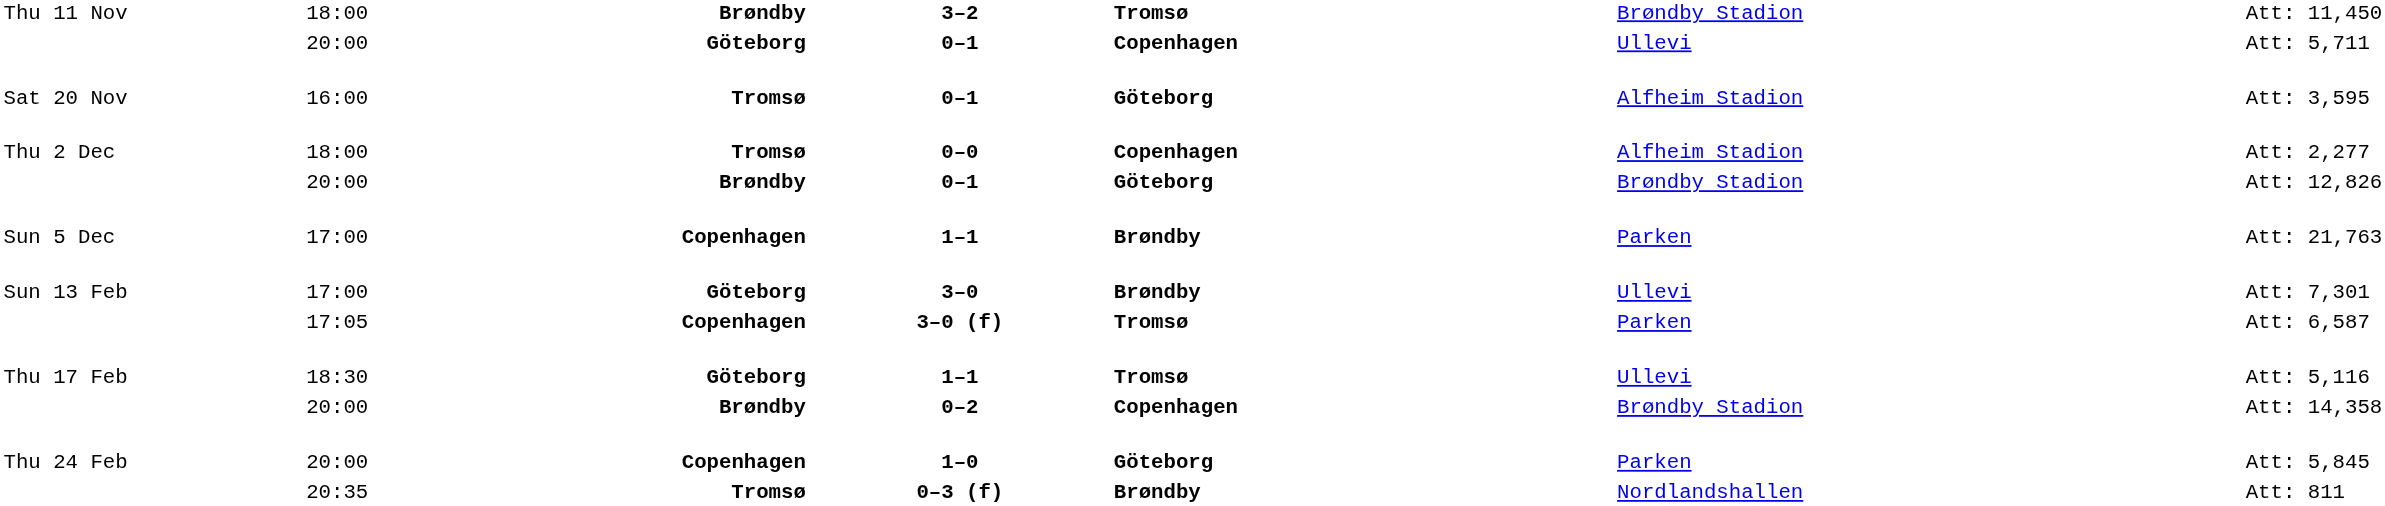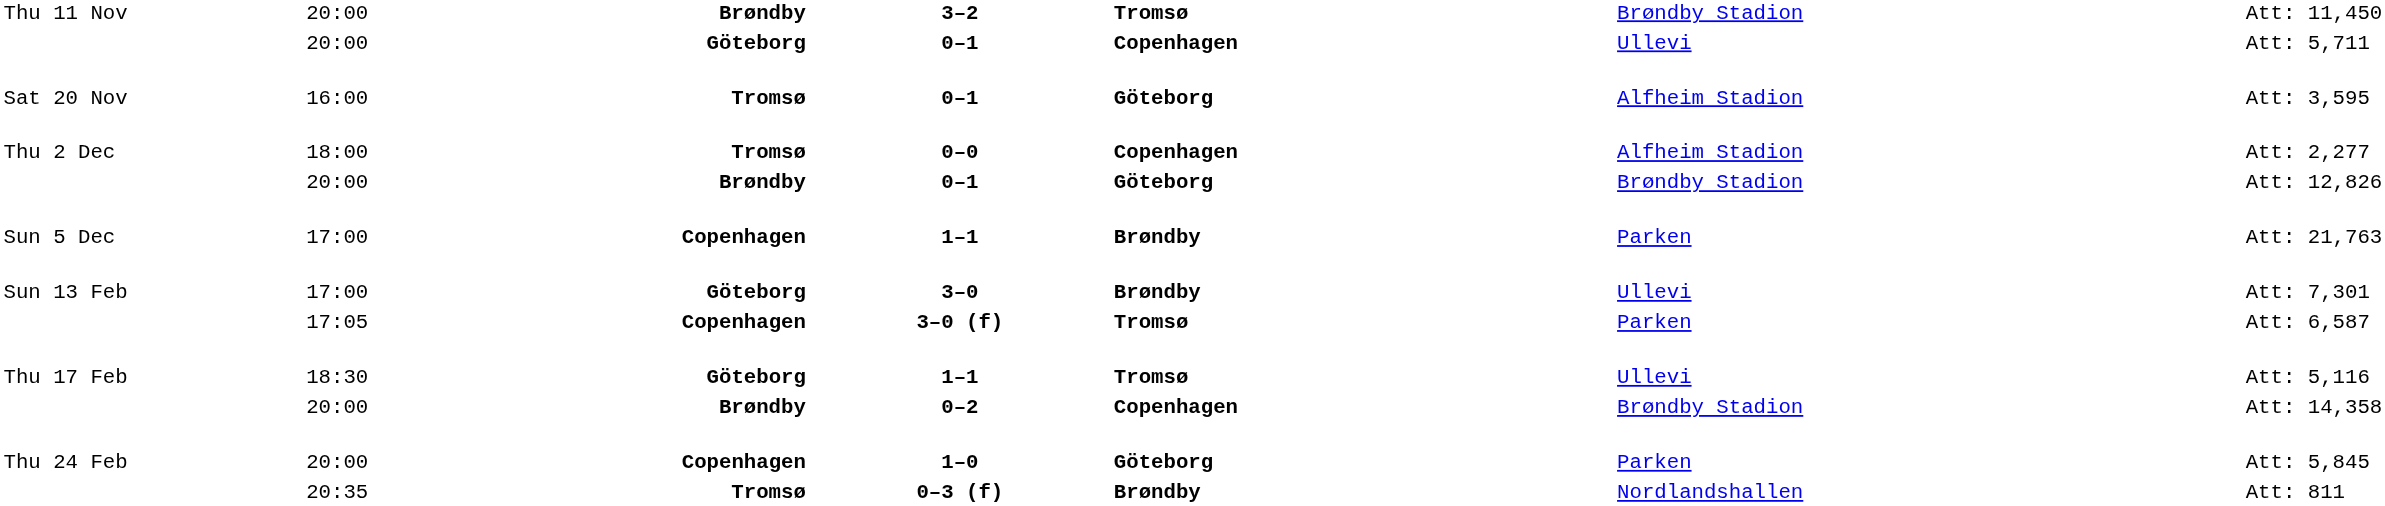(337, 13) 18:00 -> (337, 13) 20:00
